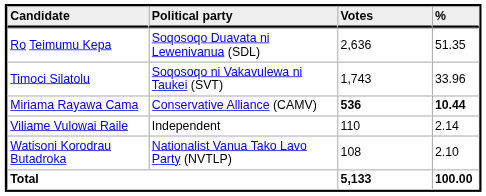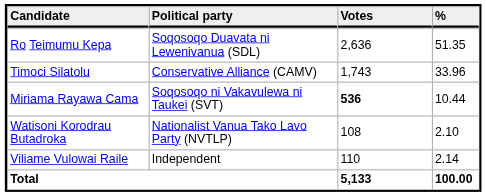(227, 78) Soqosoqo ni Vakavulewa ni Taukei (SVT) -> (234, 71) Conservative Alliance (CAMV)
(234, 105) Conservative Alliance (CAMV) -> (227, 98) Soqosoqo ni Vakavulewa ni Taukei (SVT)
(450, 105) bold -> (450, 98) normal
rows swapped: (69, 125) <-> (61, 152)
